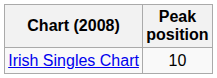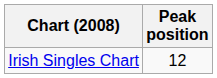(177, 60) 10 -> (177, 60) 12
